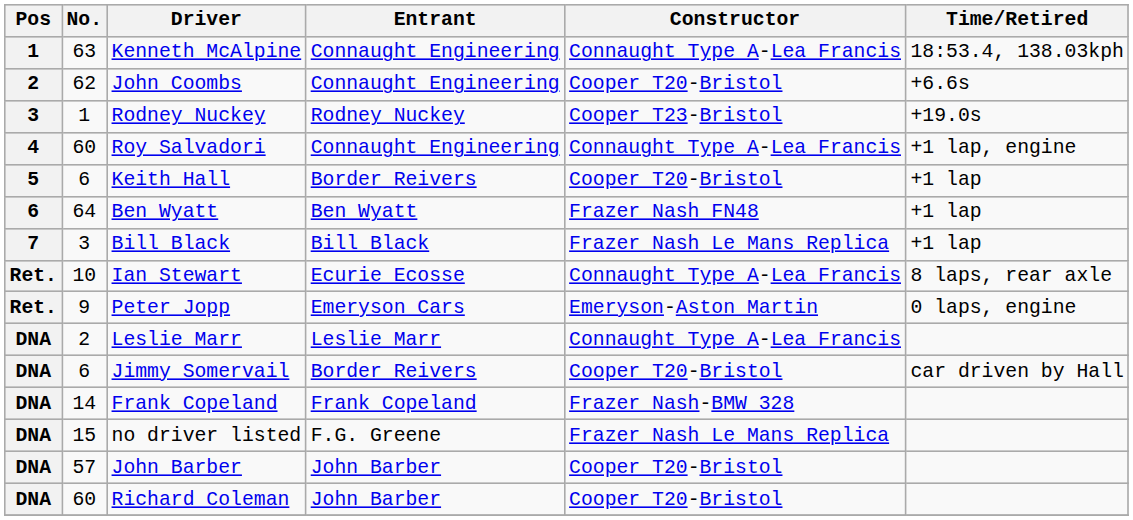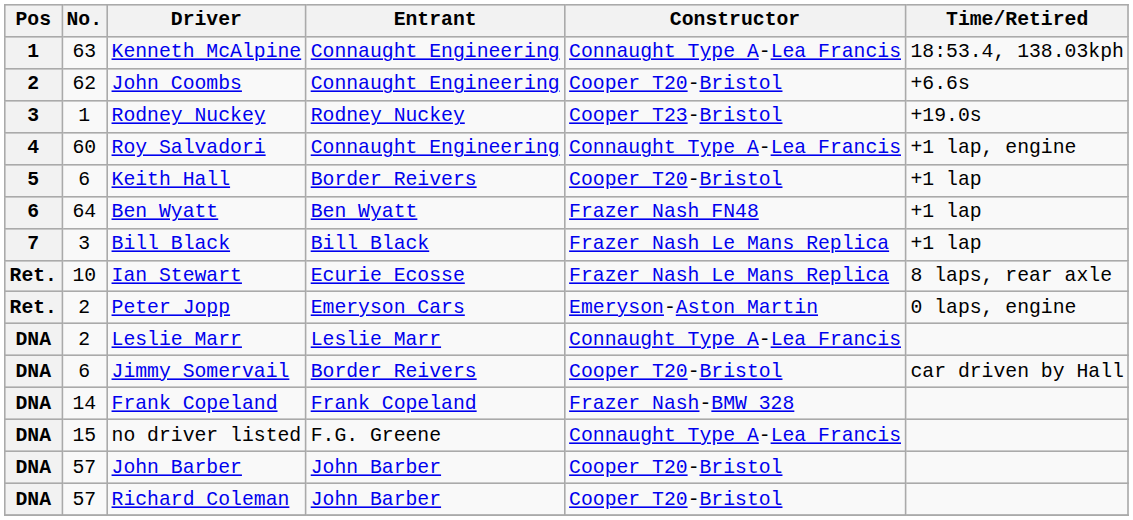(735, 276) Connaught Type A-Lea Francis -> (729, 276) Frazer Nash Le Mans Replica
(84, 308) 9 -> (84, 308) 2
(729, 436) Frazer Nash Le Mans Replica -> (735, 436) Connaught Type A-Lea Francis
(84, 500) 60 -> (84, 500) 57
